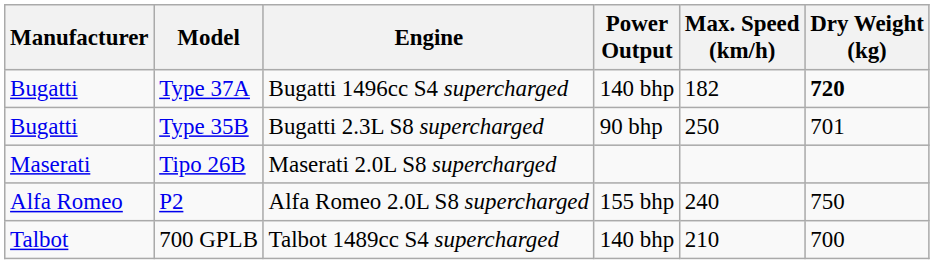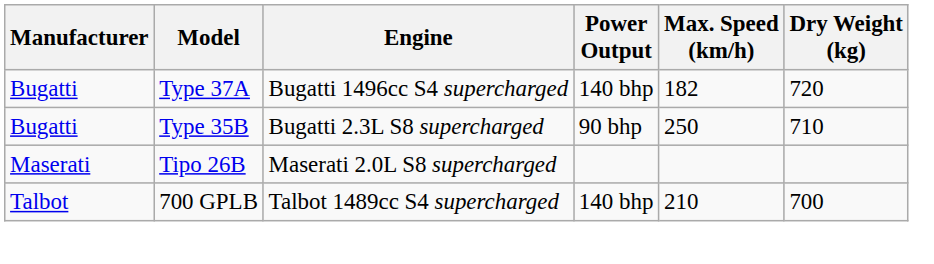(827, 88) bold -> (807, 88) normal
(827, 126) 701 -> (807, 126) 710
- row: (171, 202)
